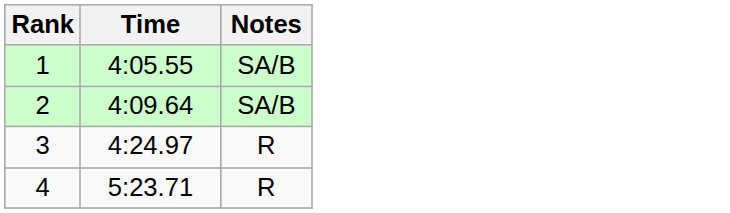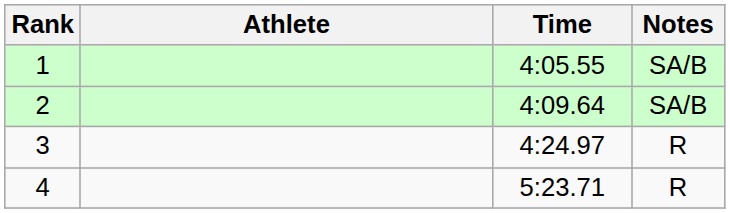+ column: (286, 24)
